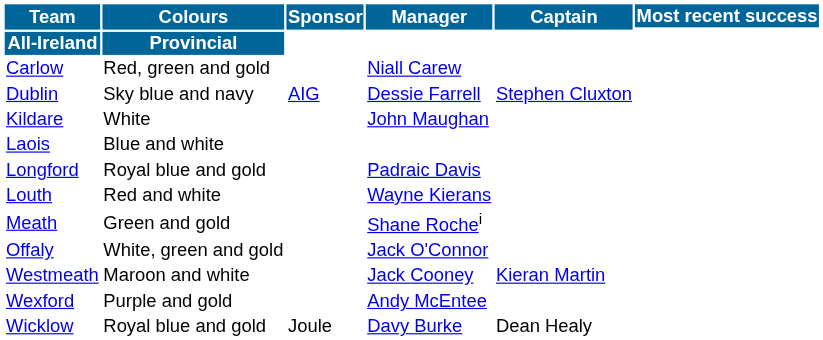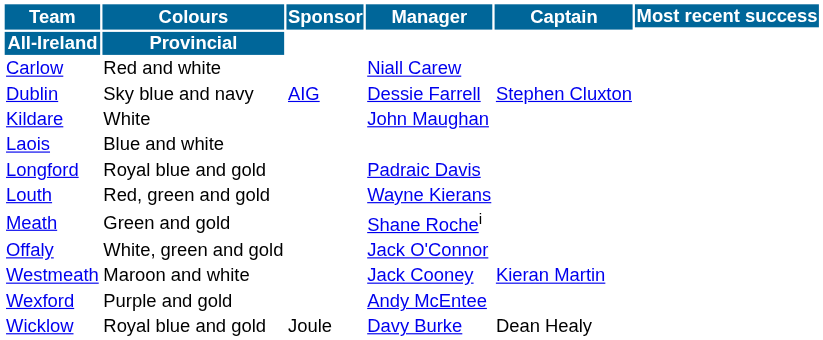(187, 68) Red, green and gold -> (162, 68) Red and white
(162, 195) Red and white -> (187, 195) Red, green and gold
